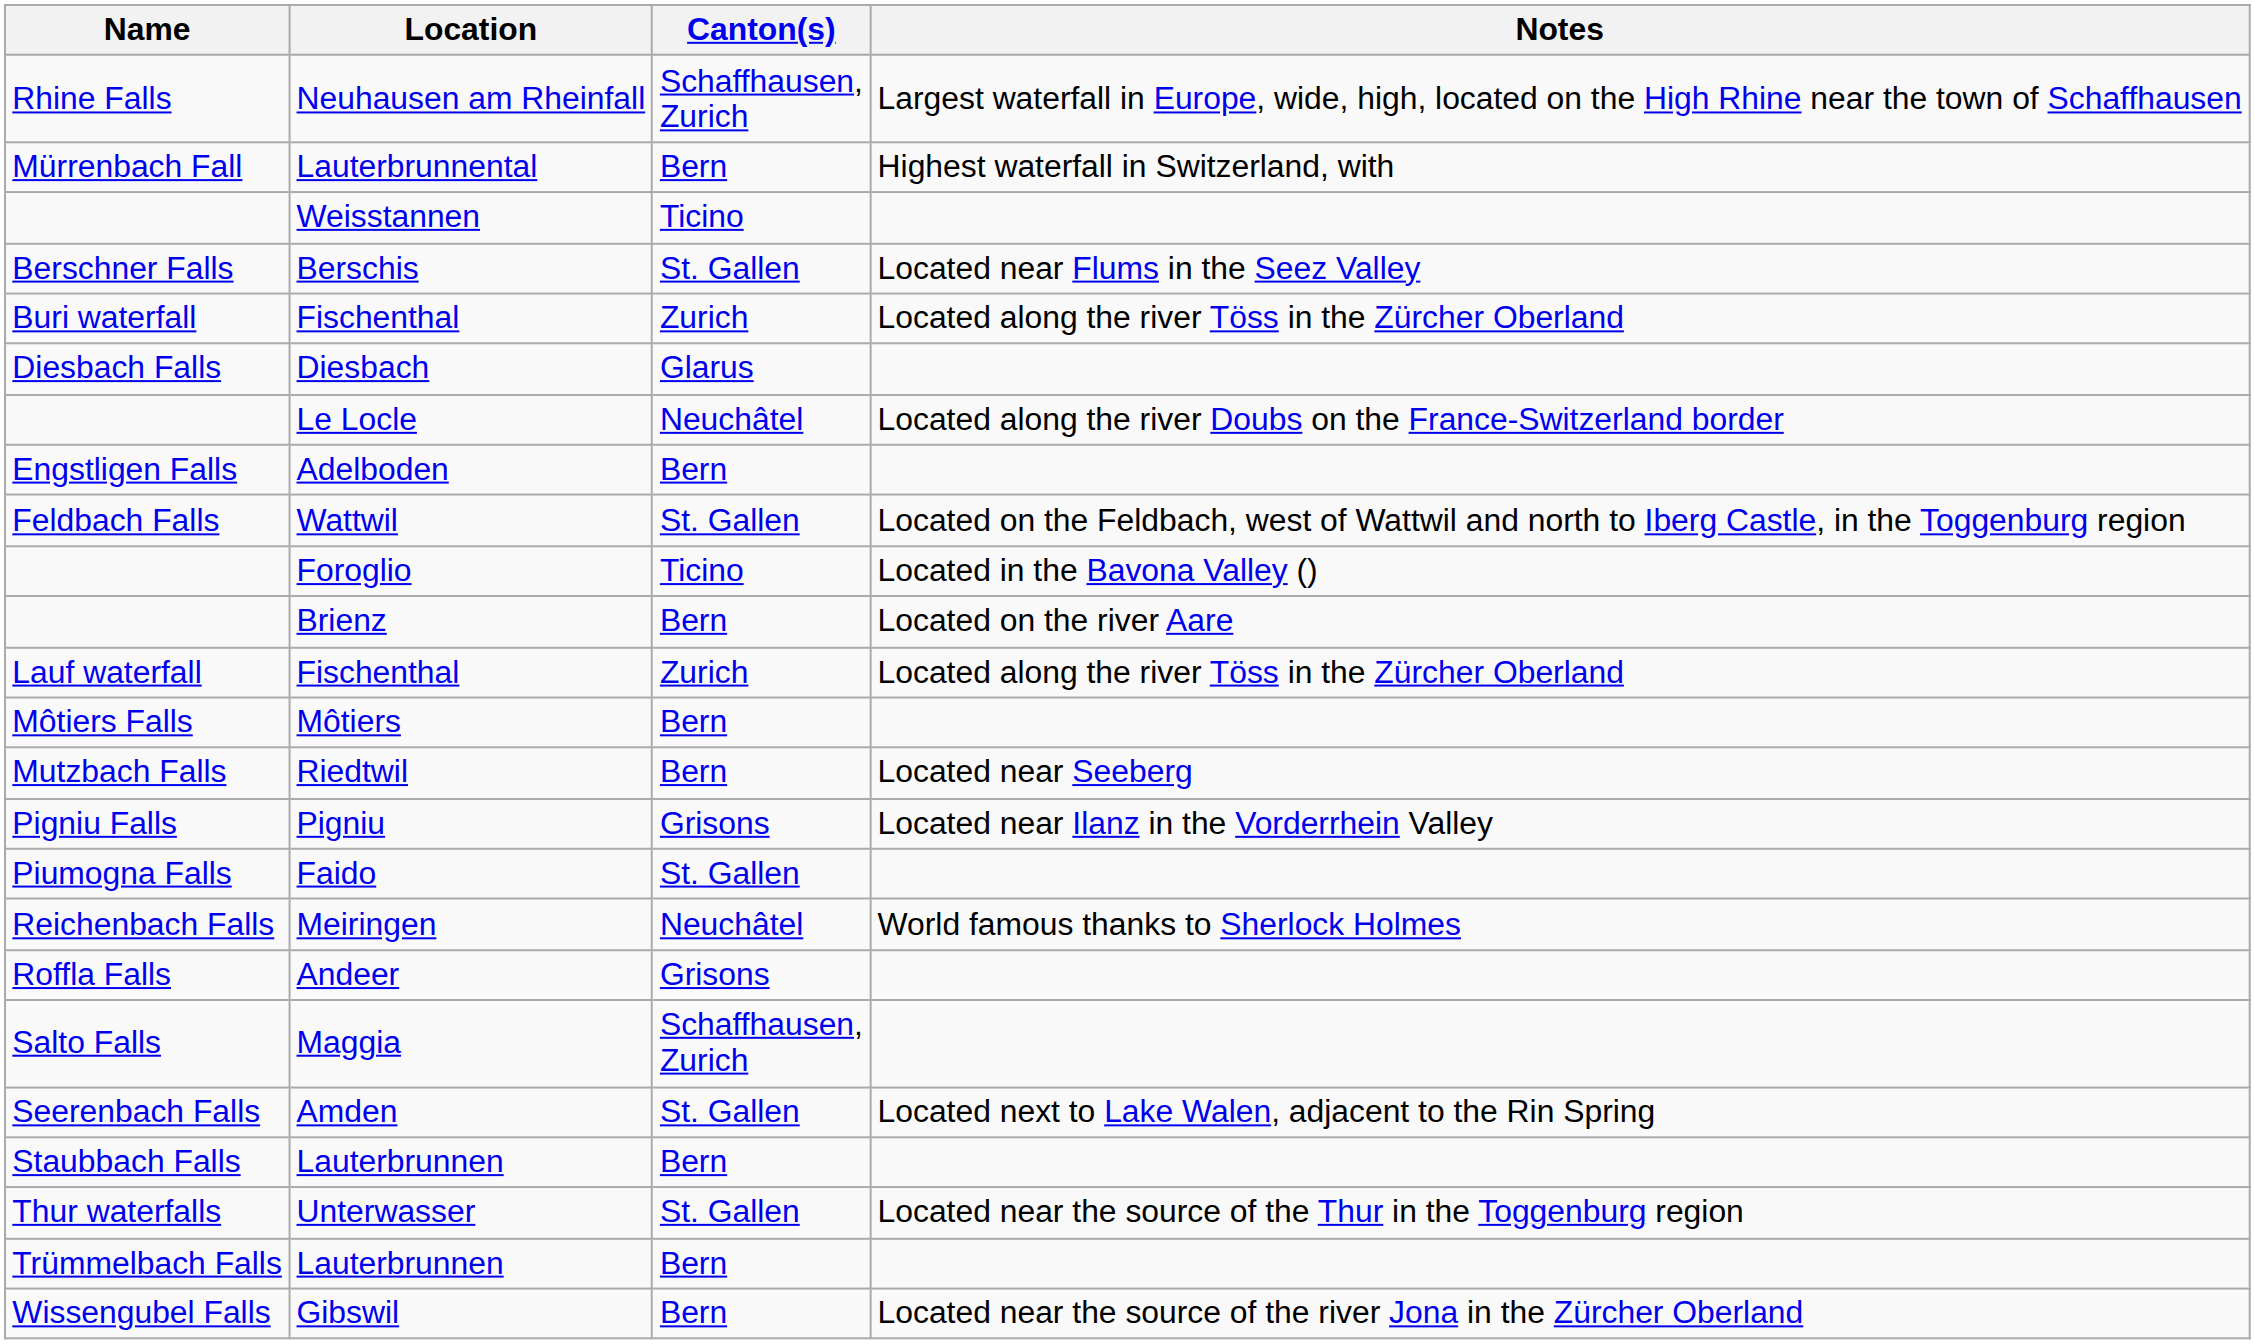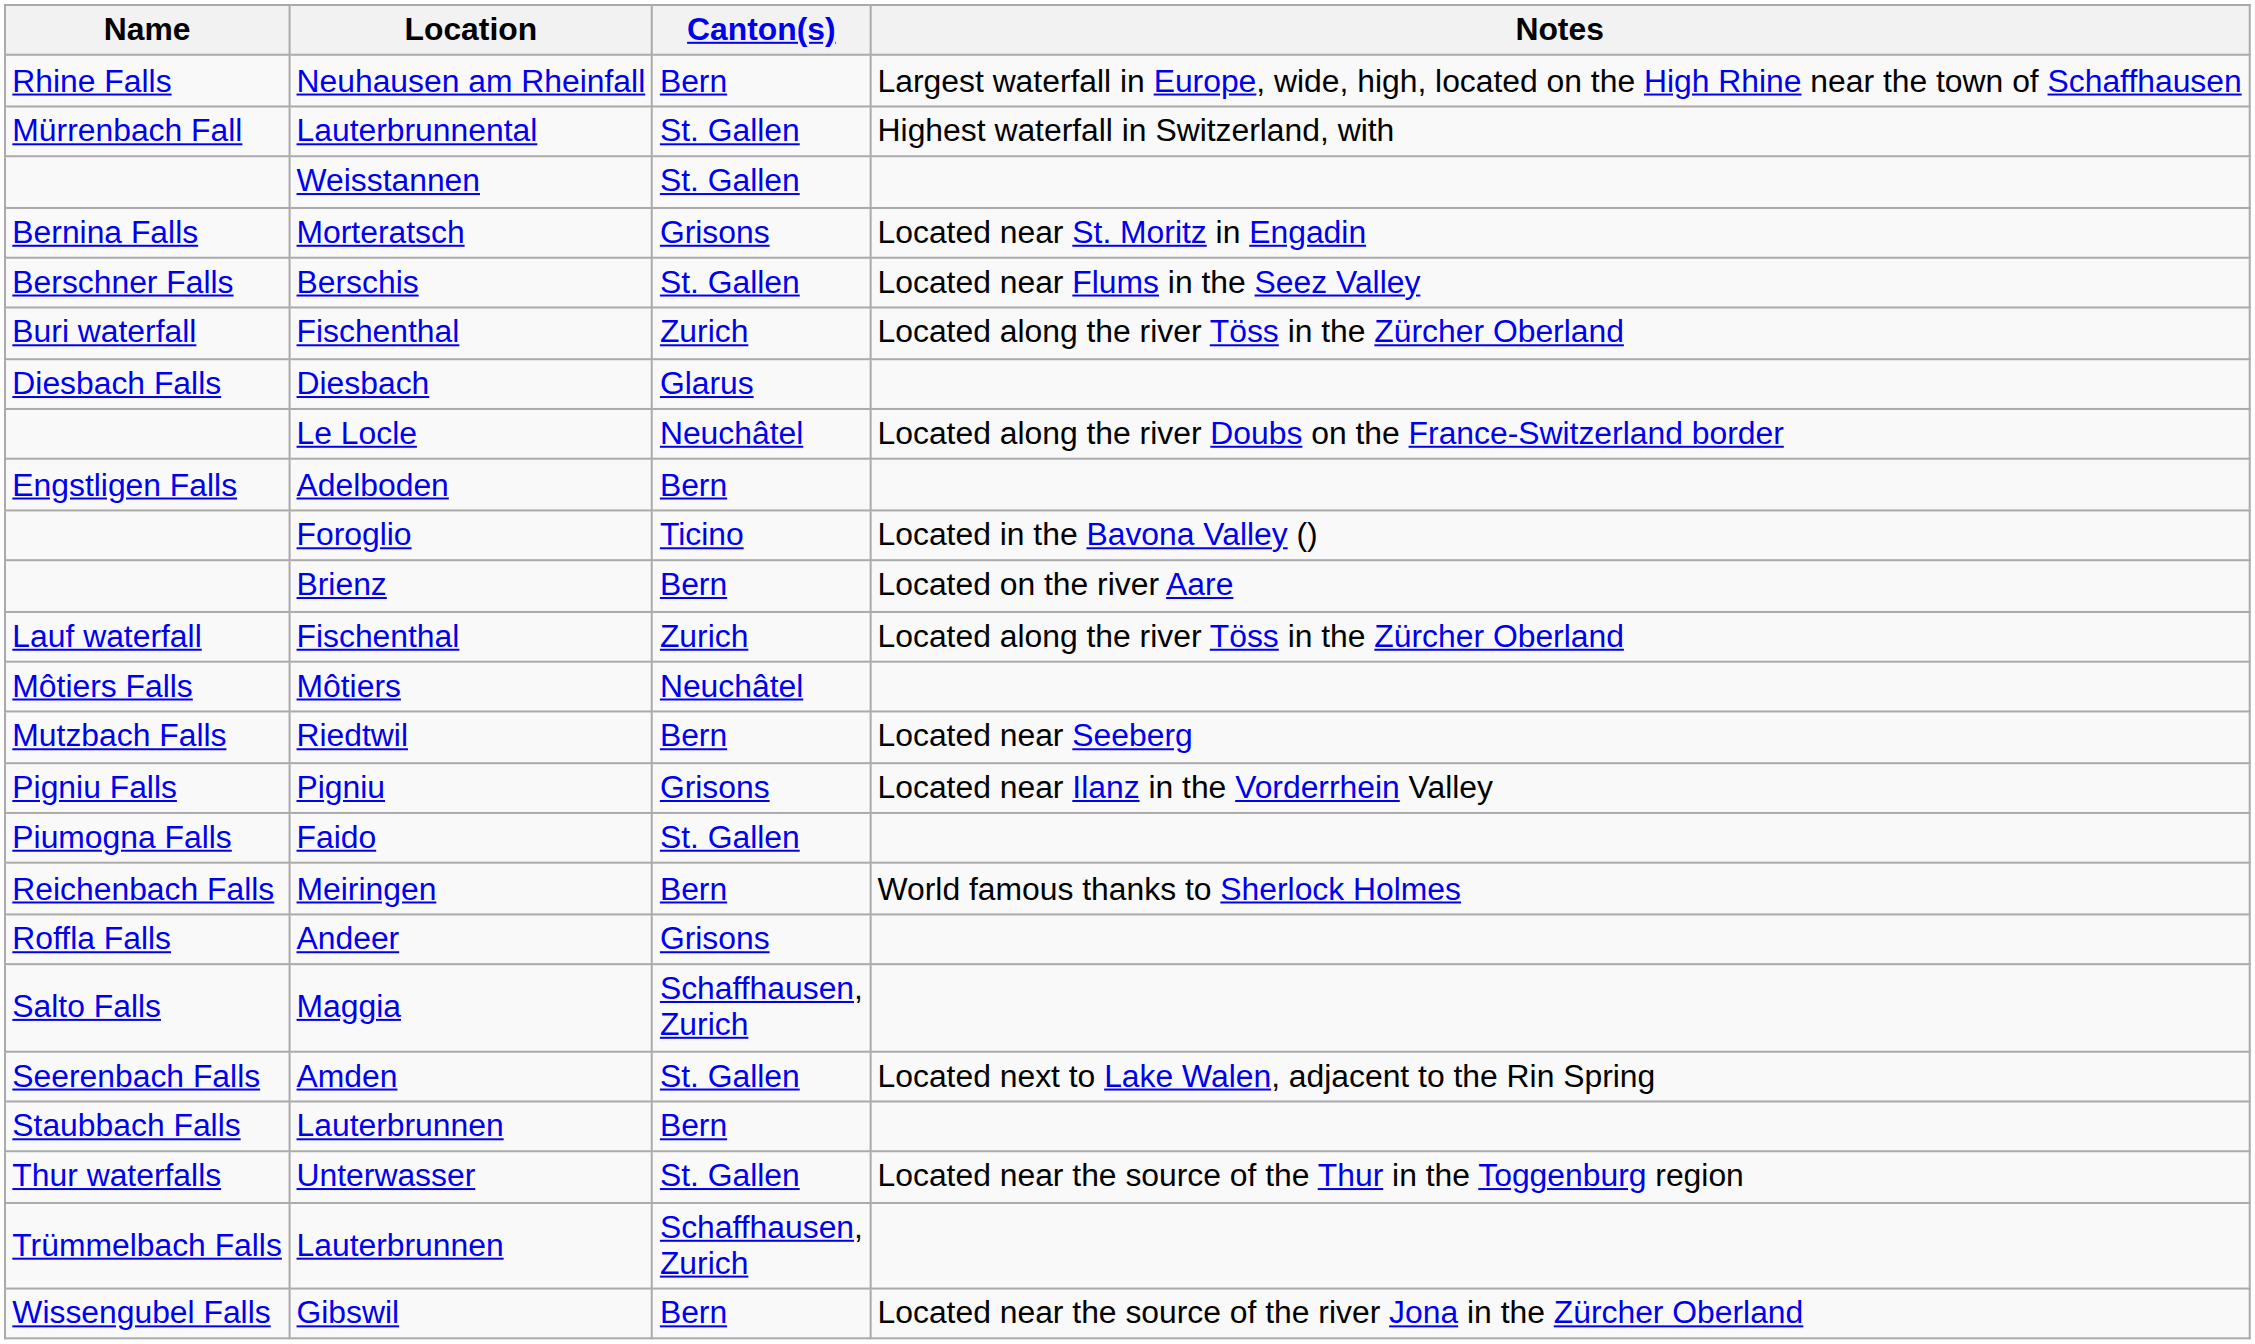(761, 98) Schaffhausen, Zurich -> (694, 80) Bern
(694, 166) Bern -> (730, 130) St. Gallen
(702, 217) Ticino -> (730, 181) St. Gallen
+ row: (105, 231)
- row: (116, 520)
(694, 722) Bern -> (732, 686) Neuchâtel
(732, 924) Neuchâtel -> (694, 888) Bern
(694, 1262) Bern -> (761, 1244) Schaffhausen, Zurich
